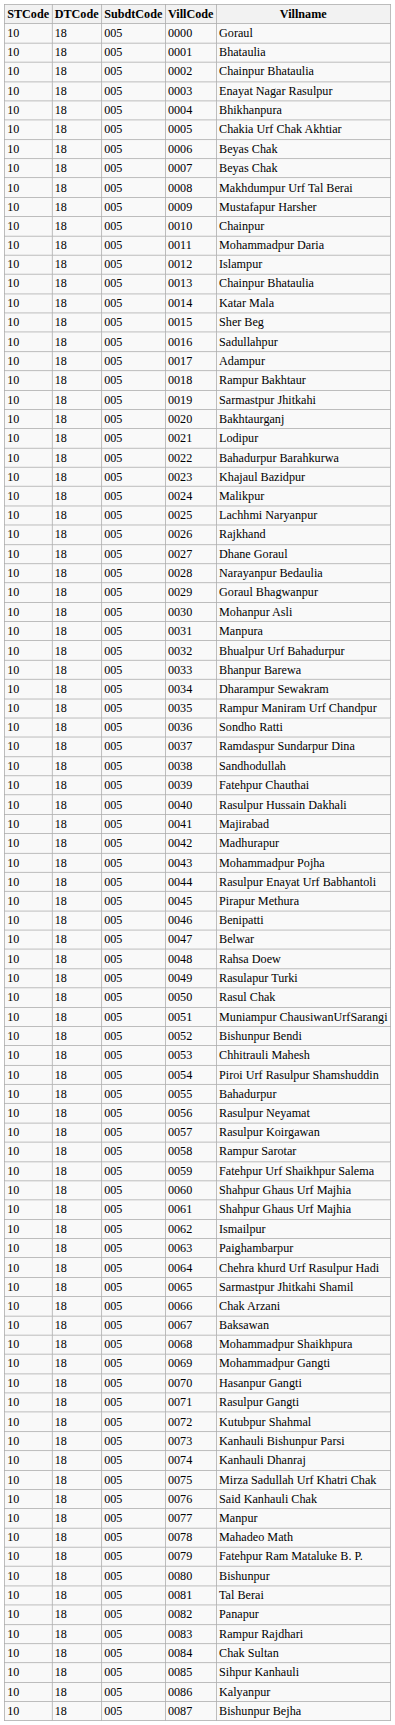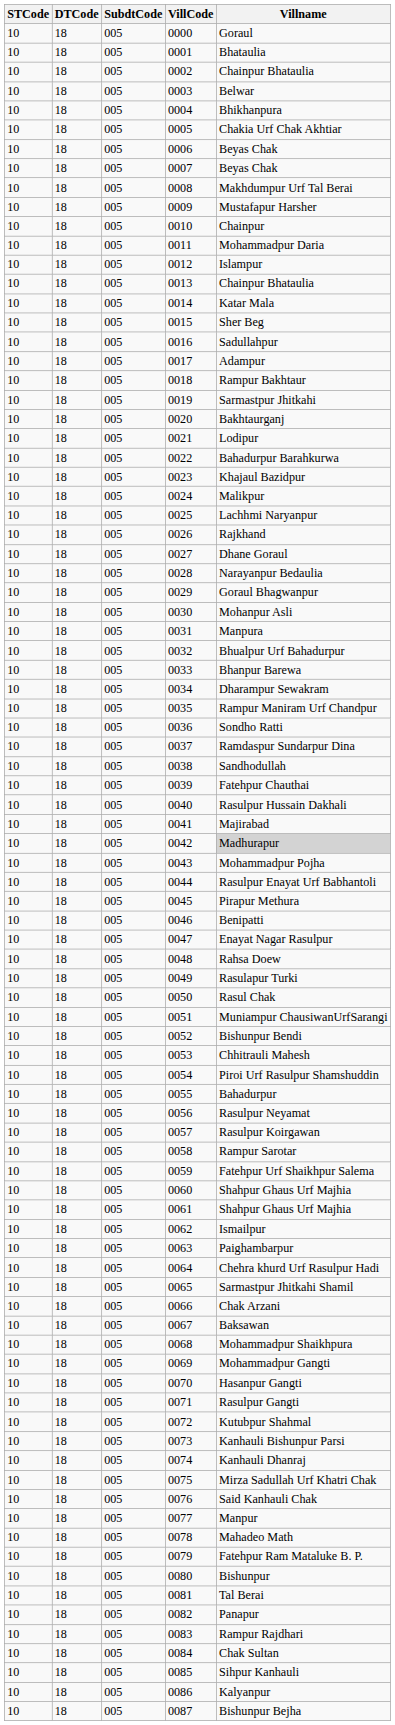(276, 91) Enayat Nagar Rasulpur -> (237, 91) Belwar
(249, 843) no background -> (249, 843) lightgrey background
(237, 939) Belwar -> (276, 939) Enayat Nagar Rasulpur
